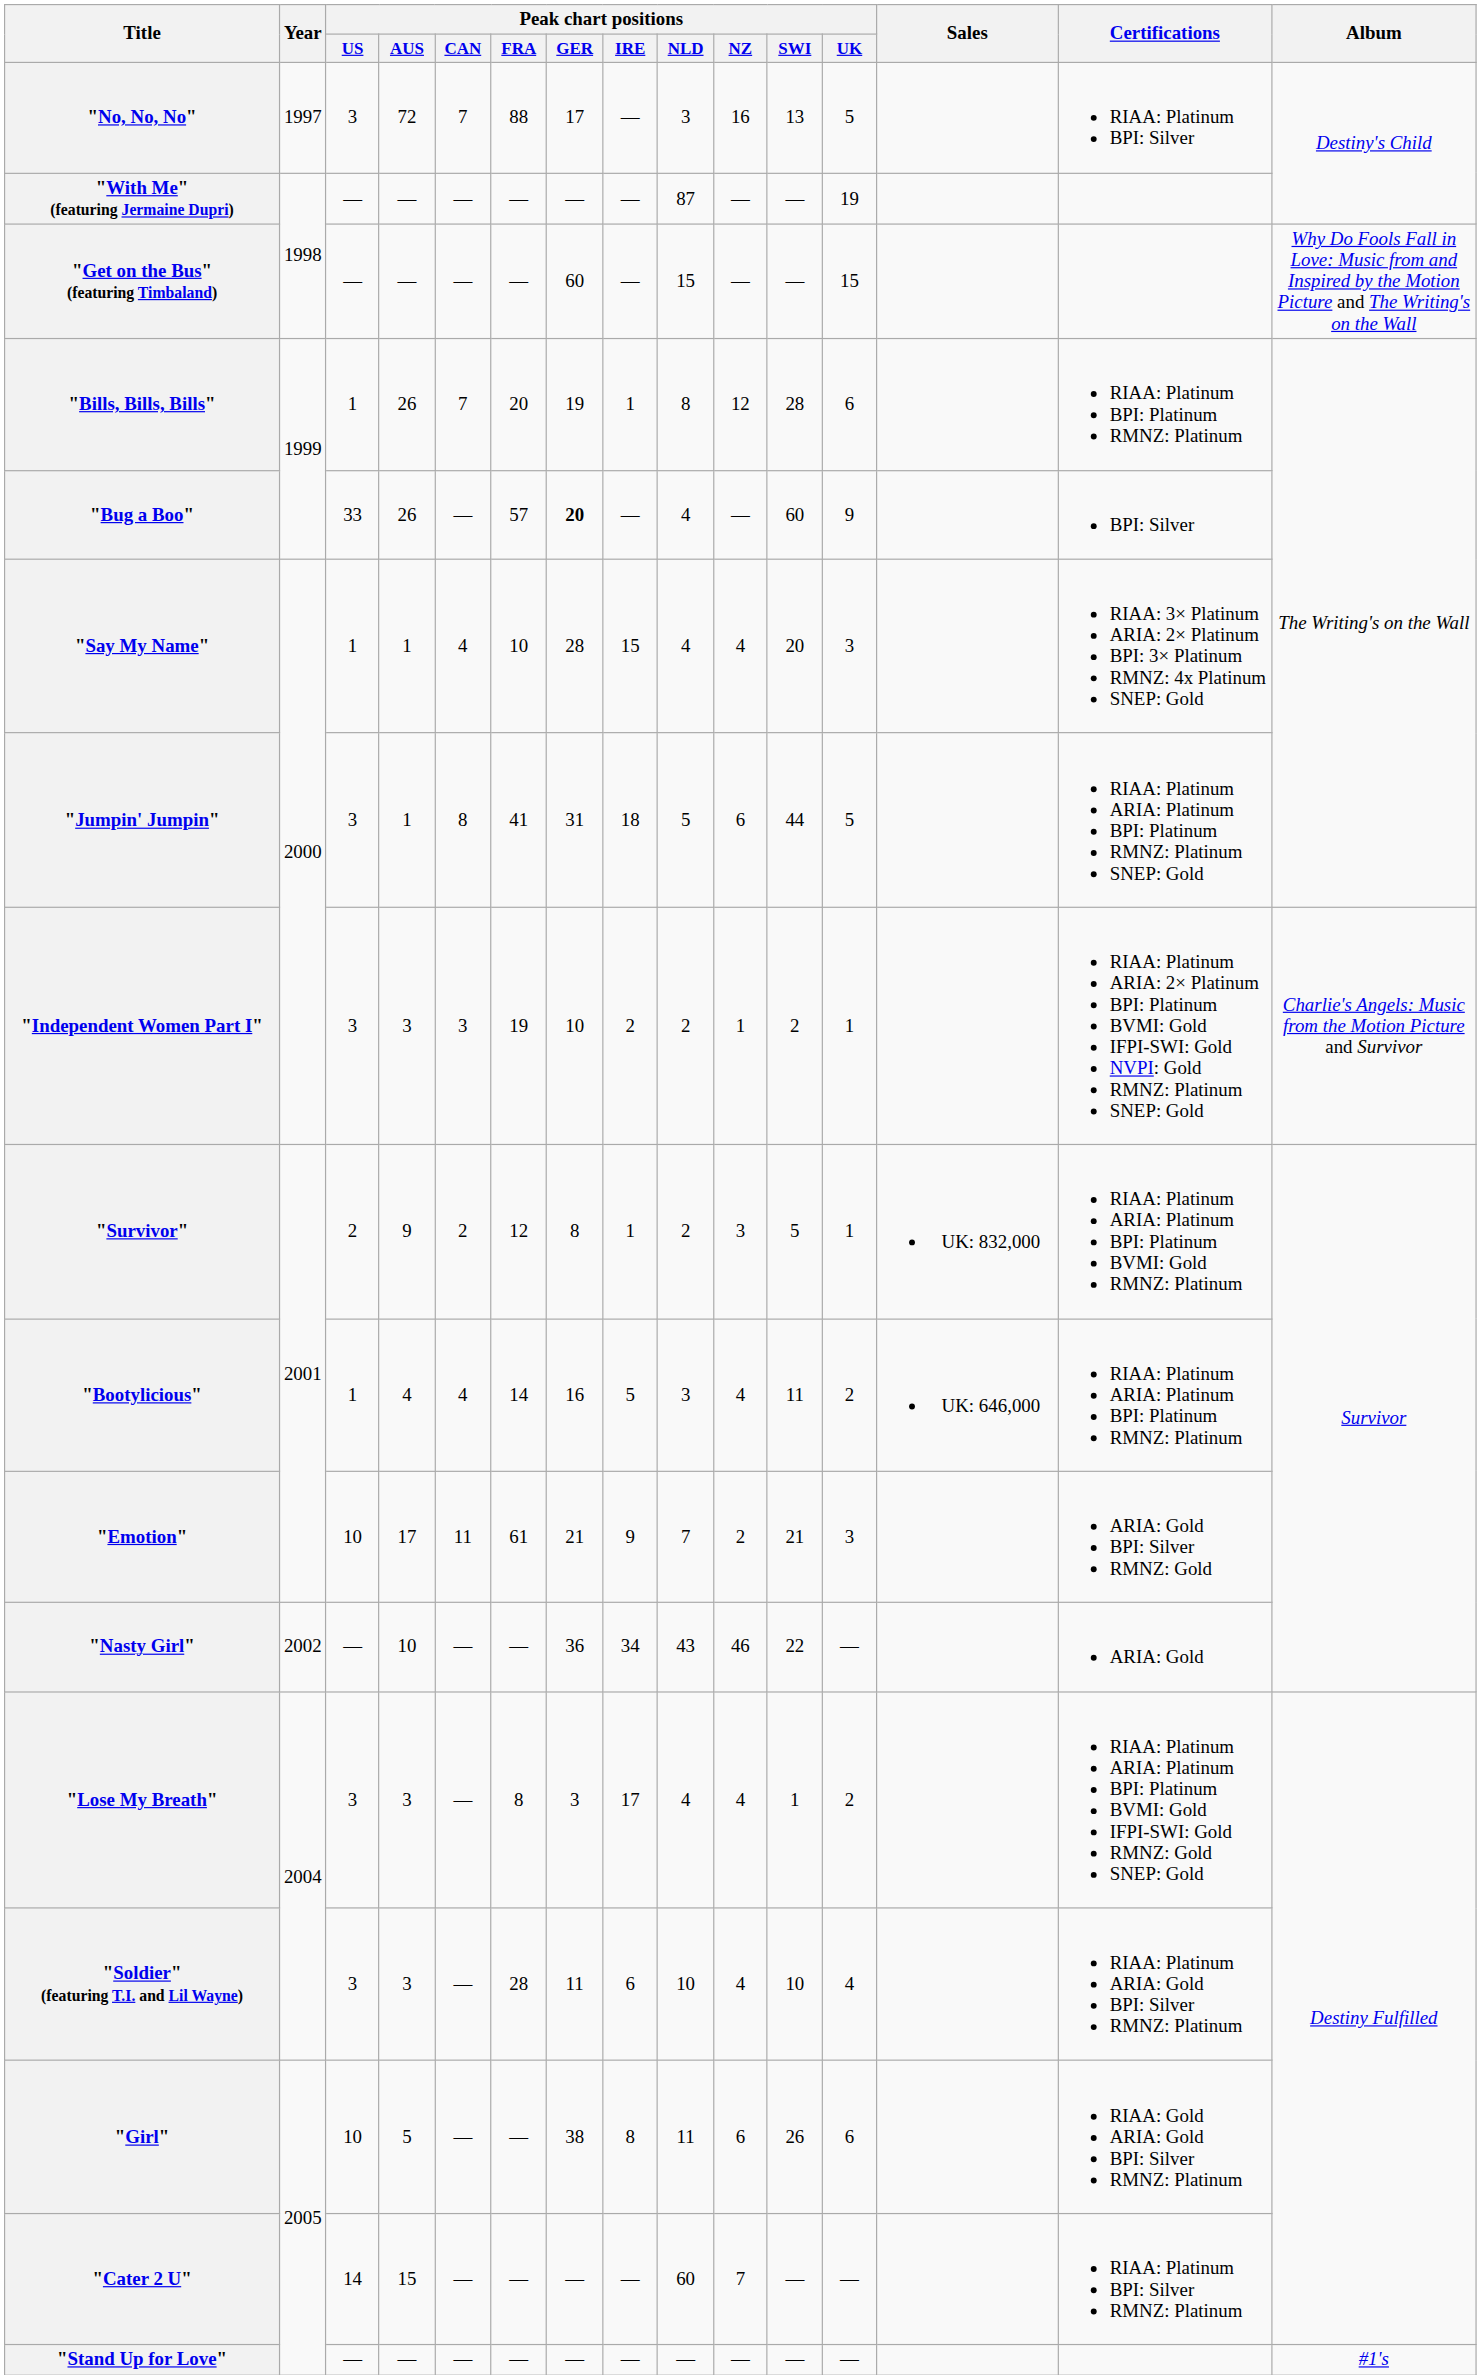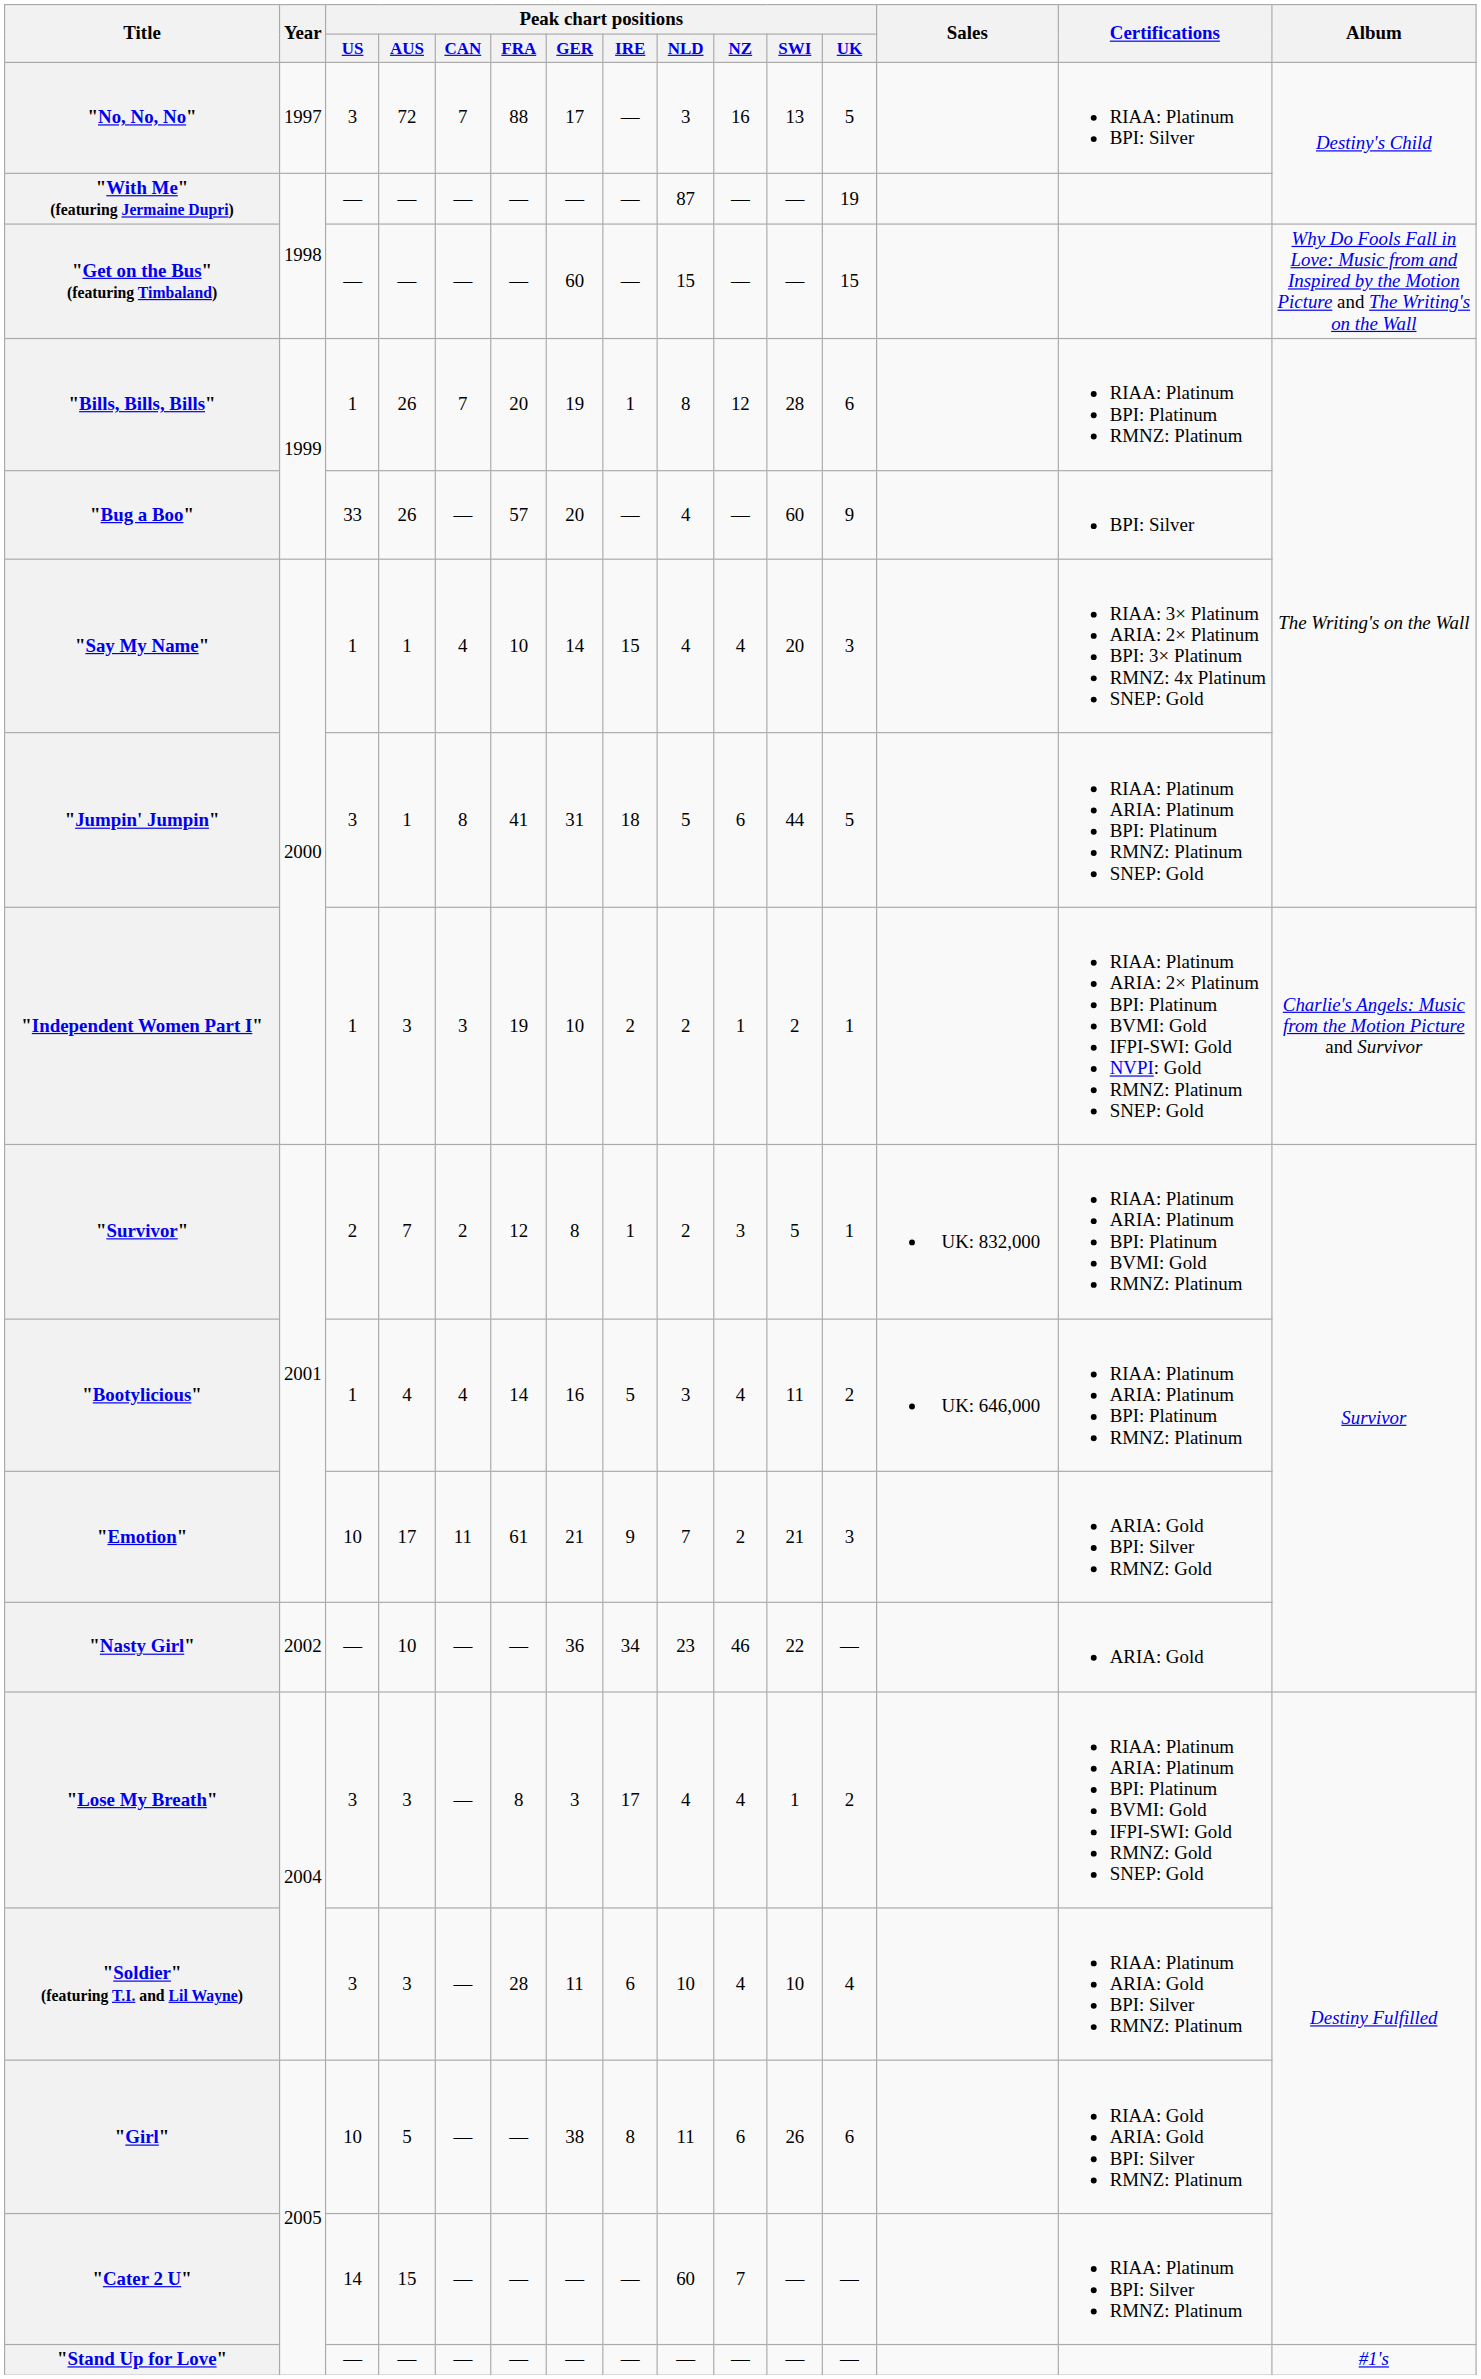(575, 514) bold -> (575, 514) normal
(575, 646) 28 -> (575, 646) 14
(353, 1025) 3 -> (353, 1025) 1
(407, 1231) 9 -> (407, 1231) 7
(686, 1646) 43 -> (686, 1646) 23
